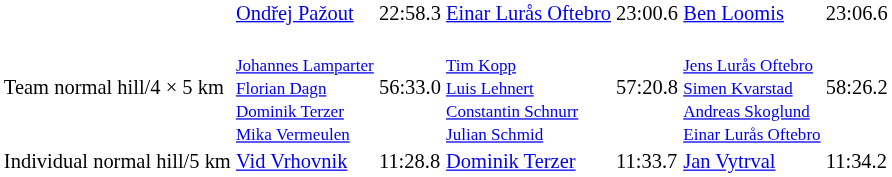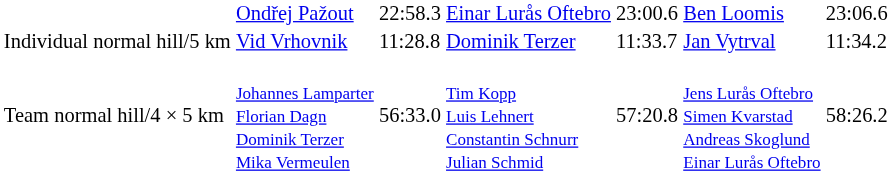rows swapped: (117, 161) <-> (114, 87)
